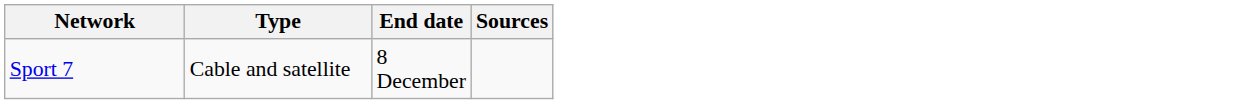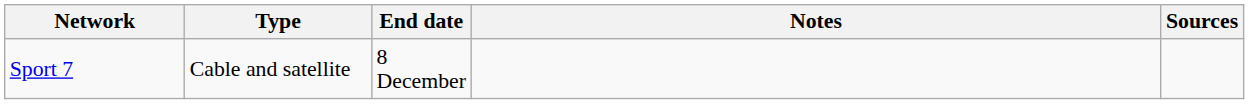+ column: (816, 21)
